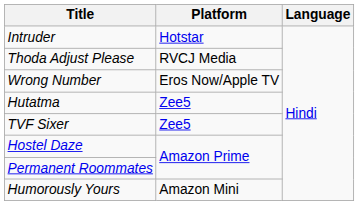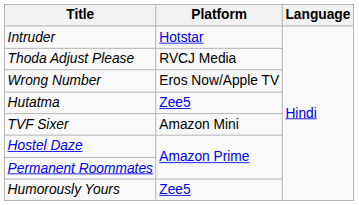(175, 124) Zee5 -> (199, 124) Amazon Mini
(199, 189) Amazon Mini -> (175, 189) Zee5
